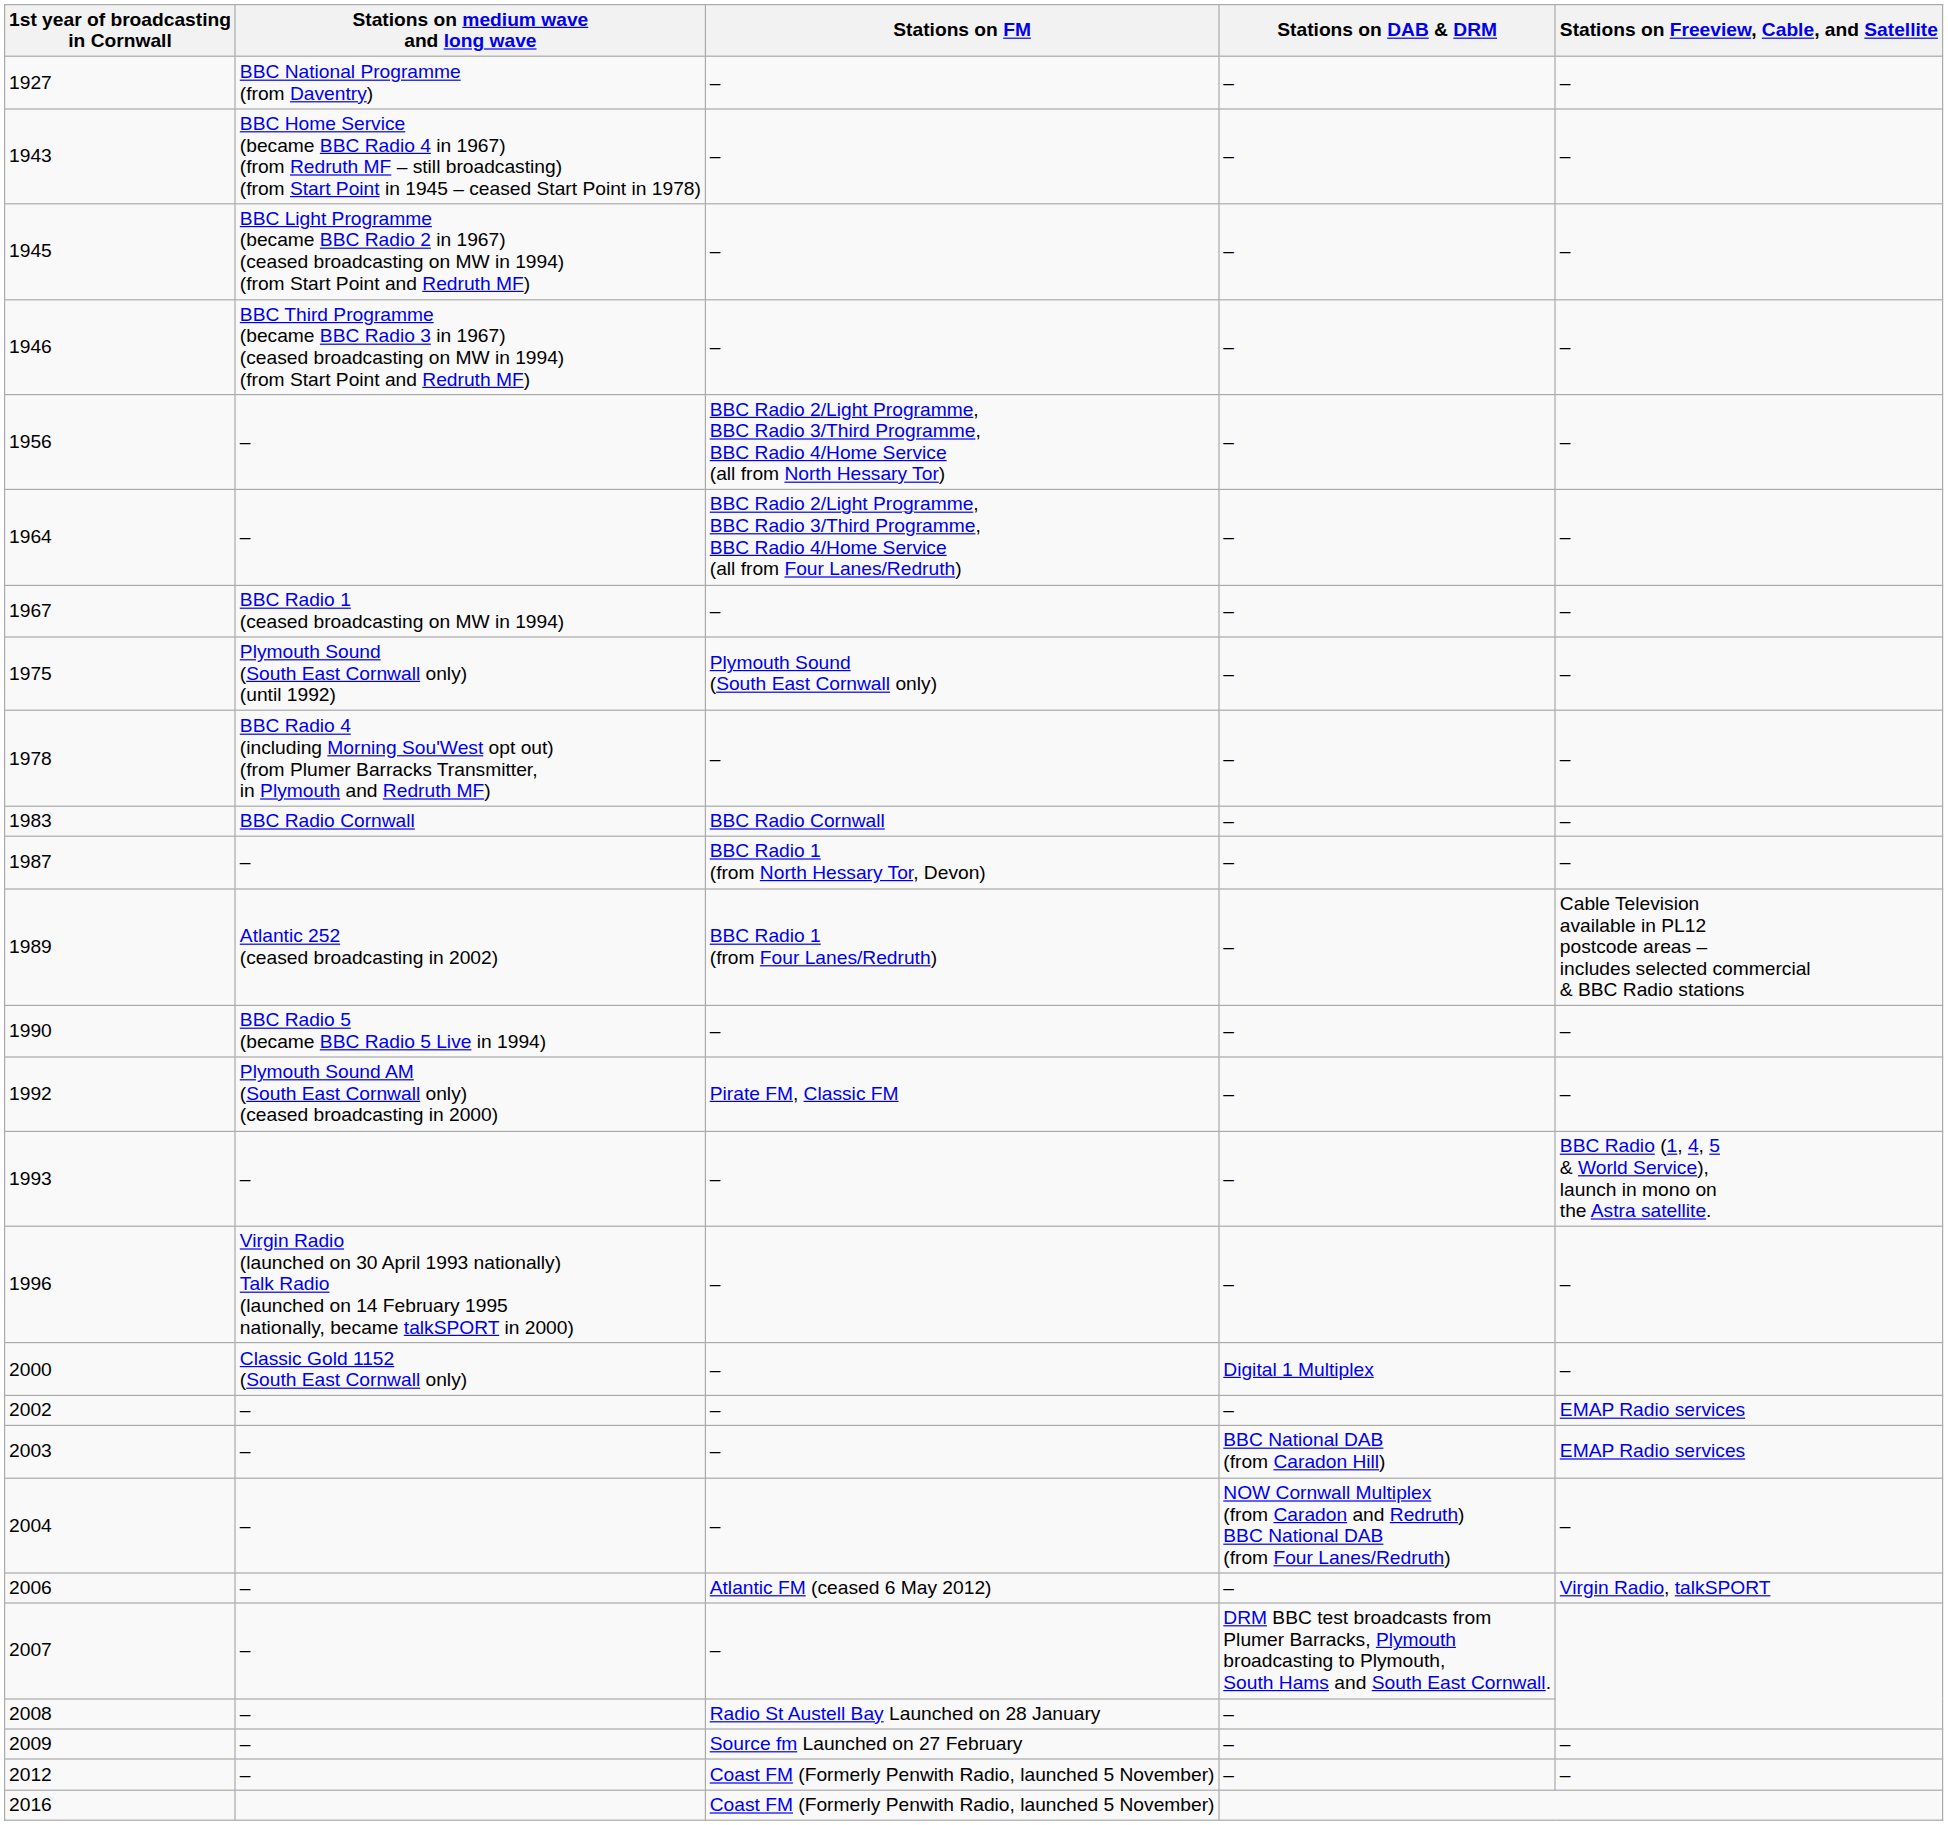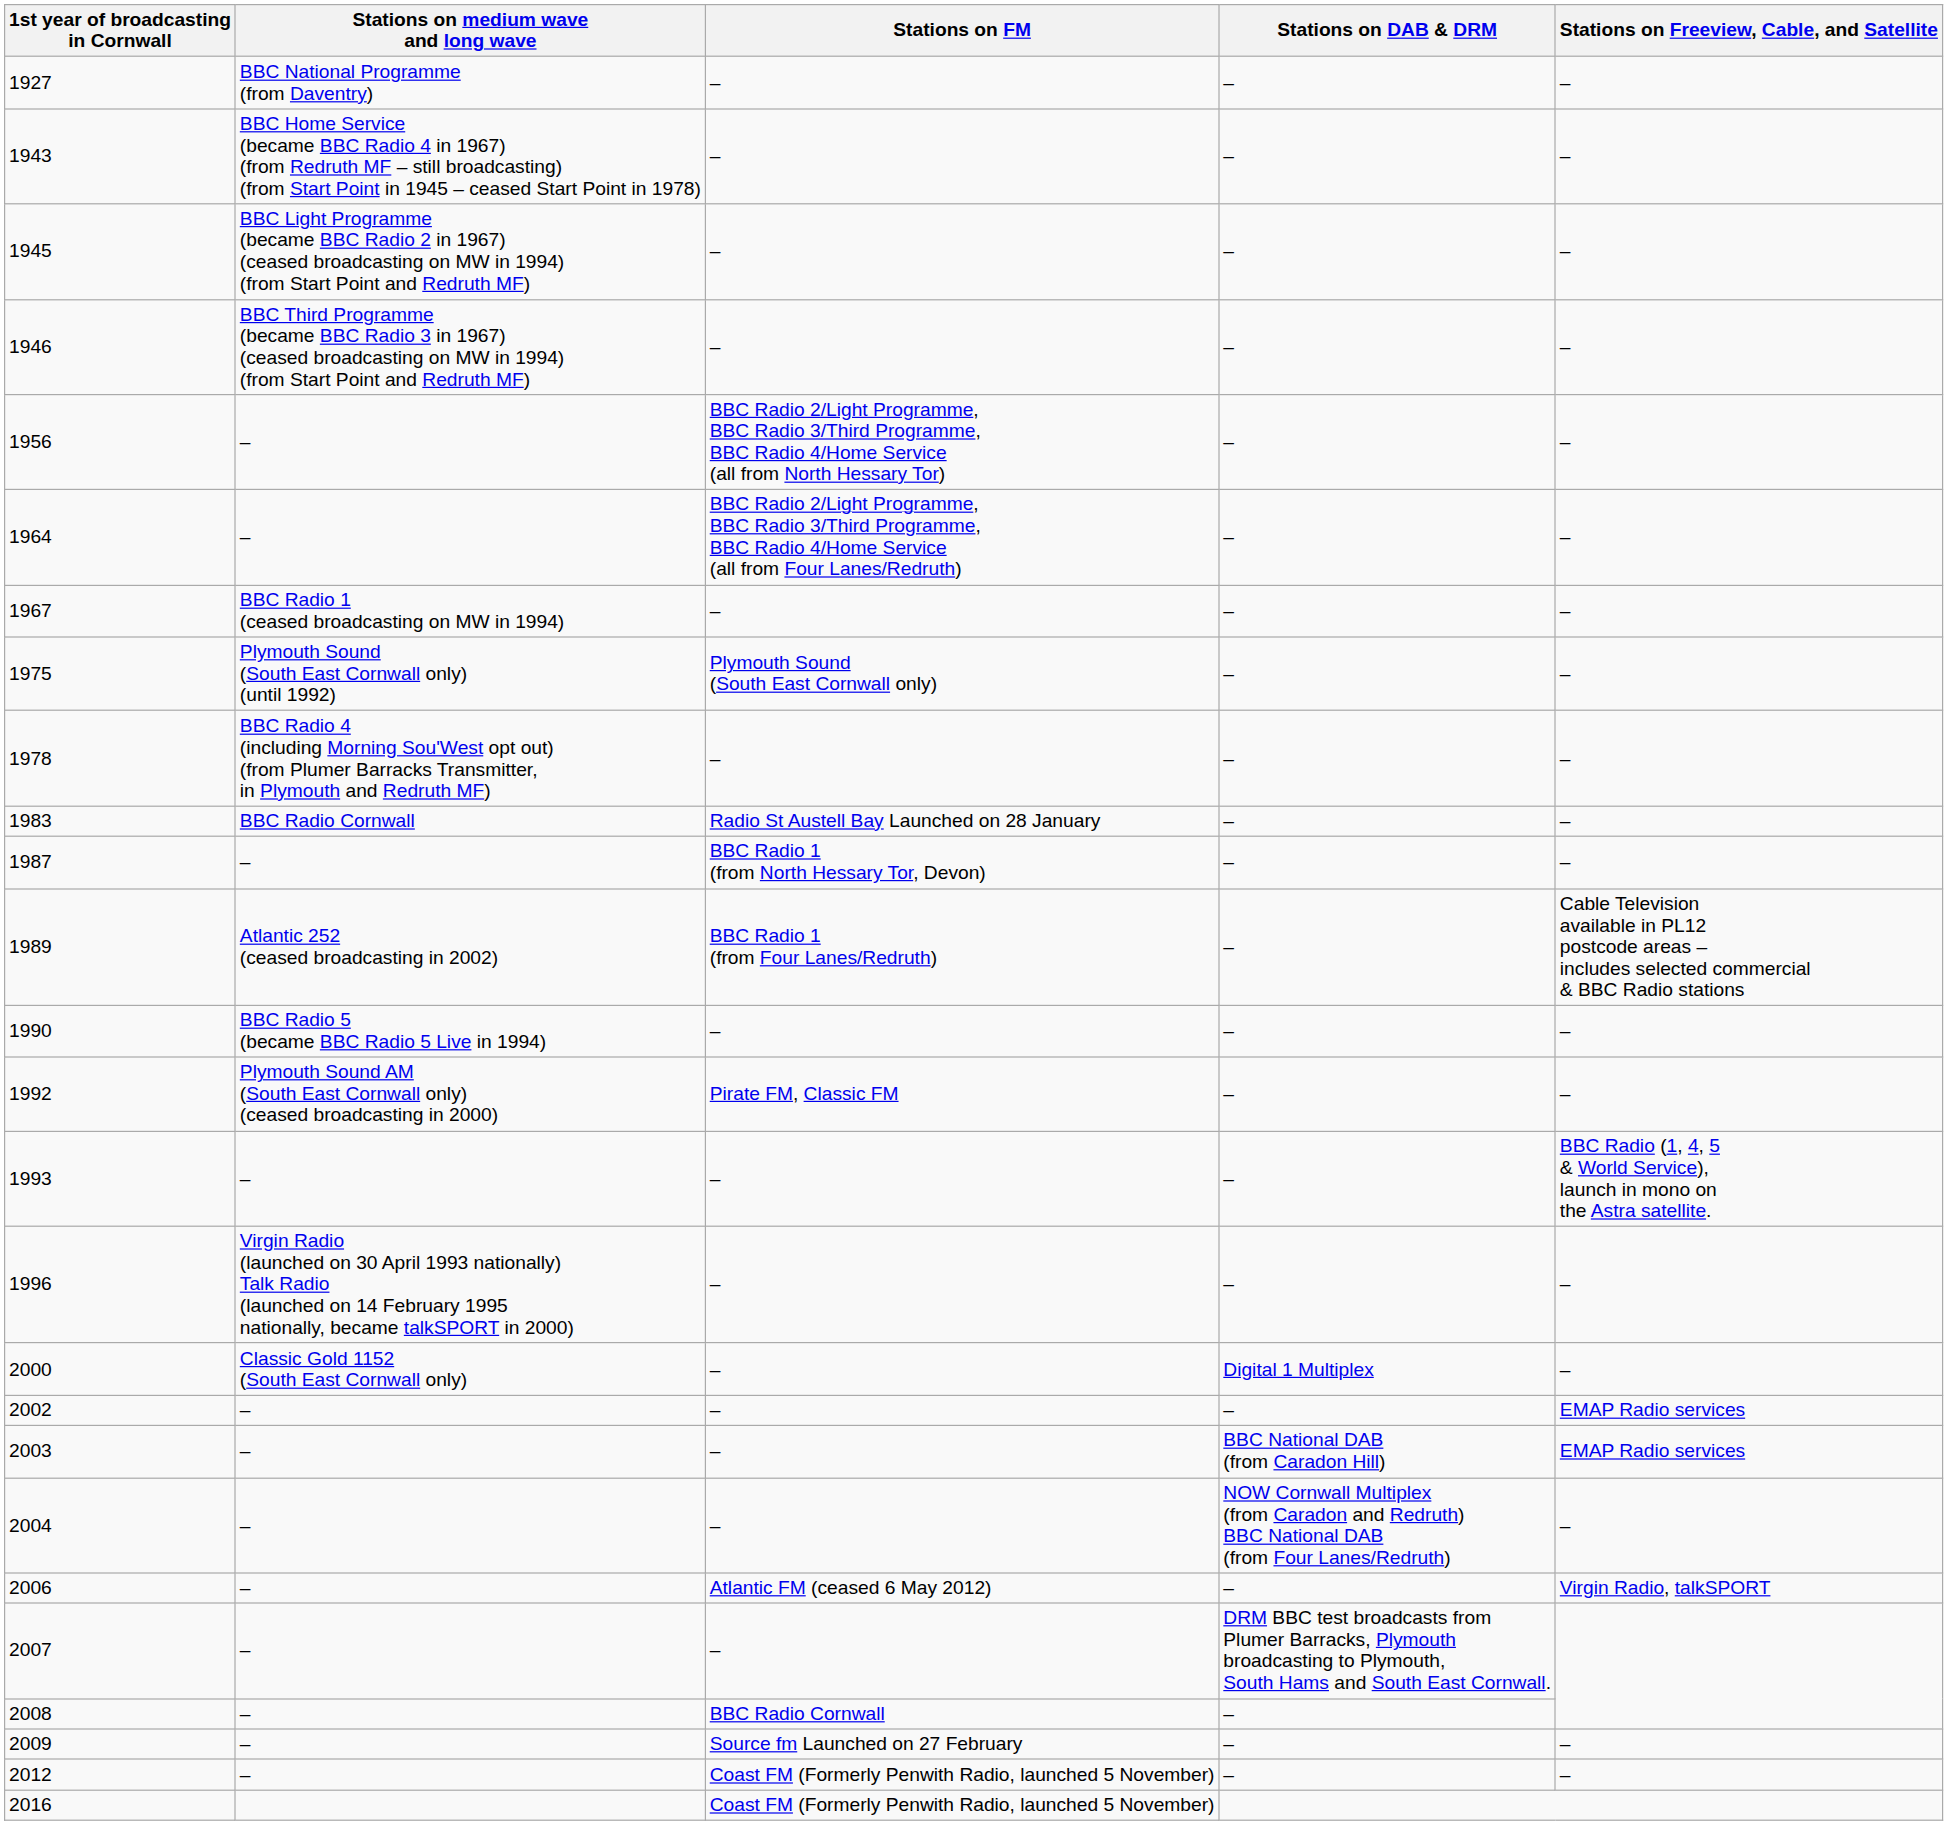(797, 821) BBC Radio Cornwall -> (905, 821) Radio St Austell Bay Launched on 28 January
(905, 1713) Radio St Austell Bay Launched on 28 January -> (797, 1713) BBC Radio Cornwall
